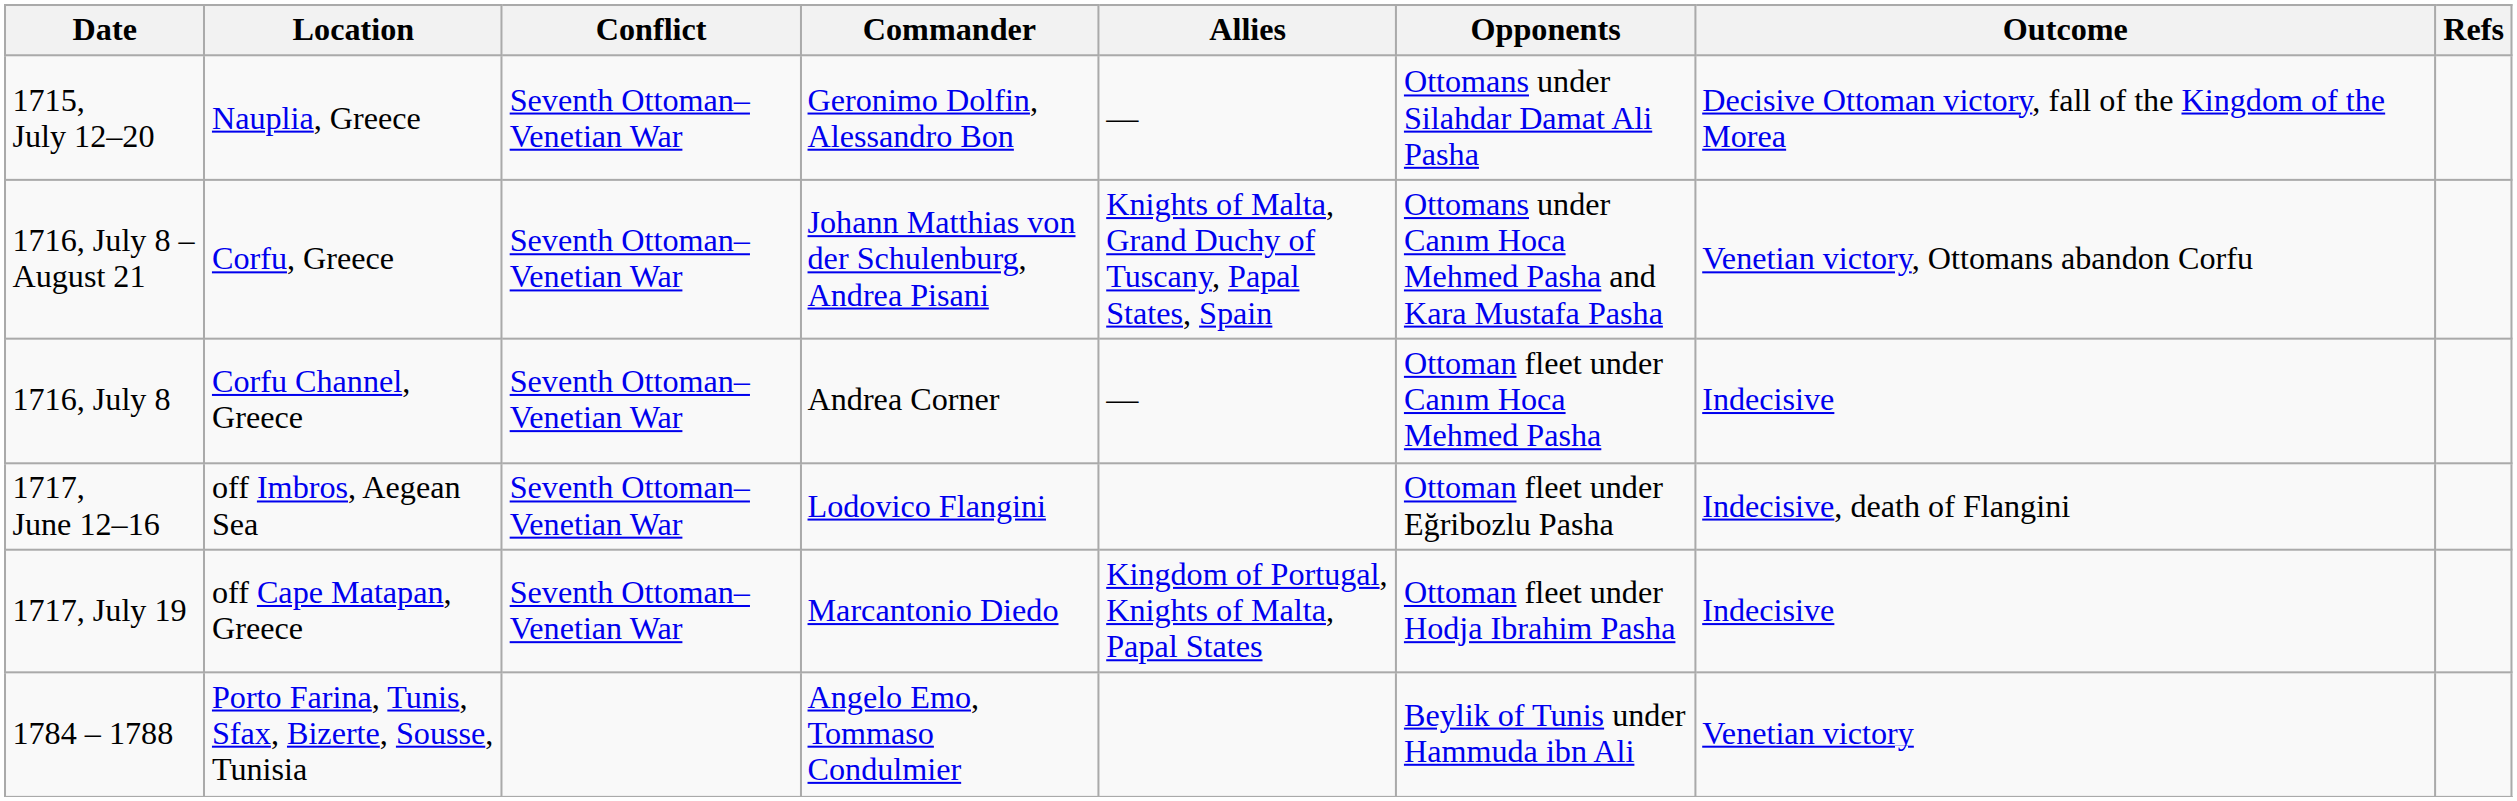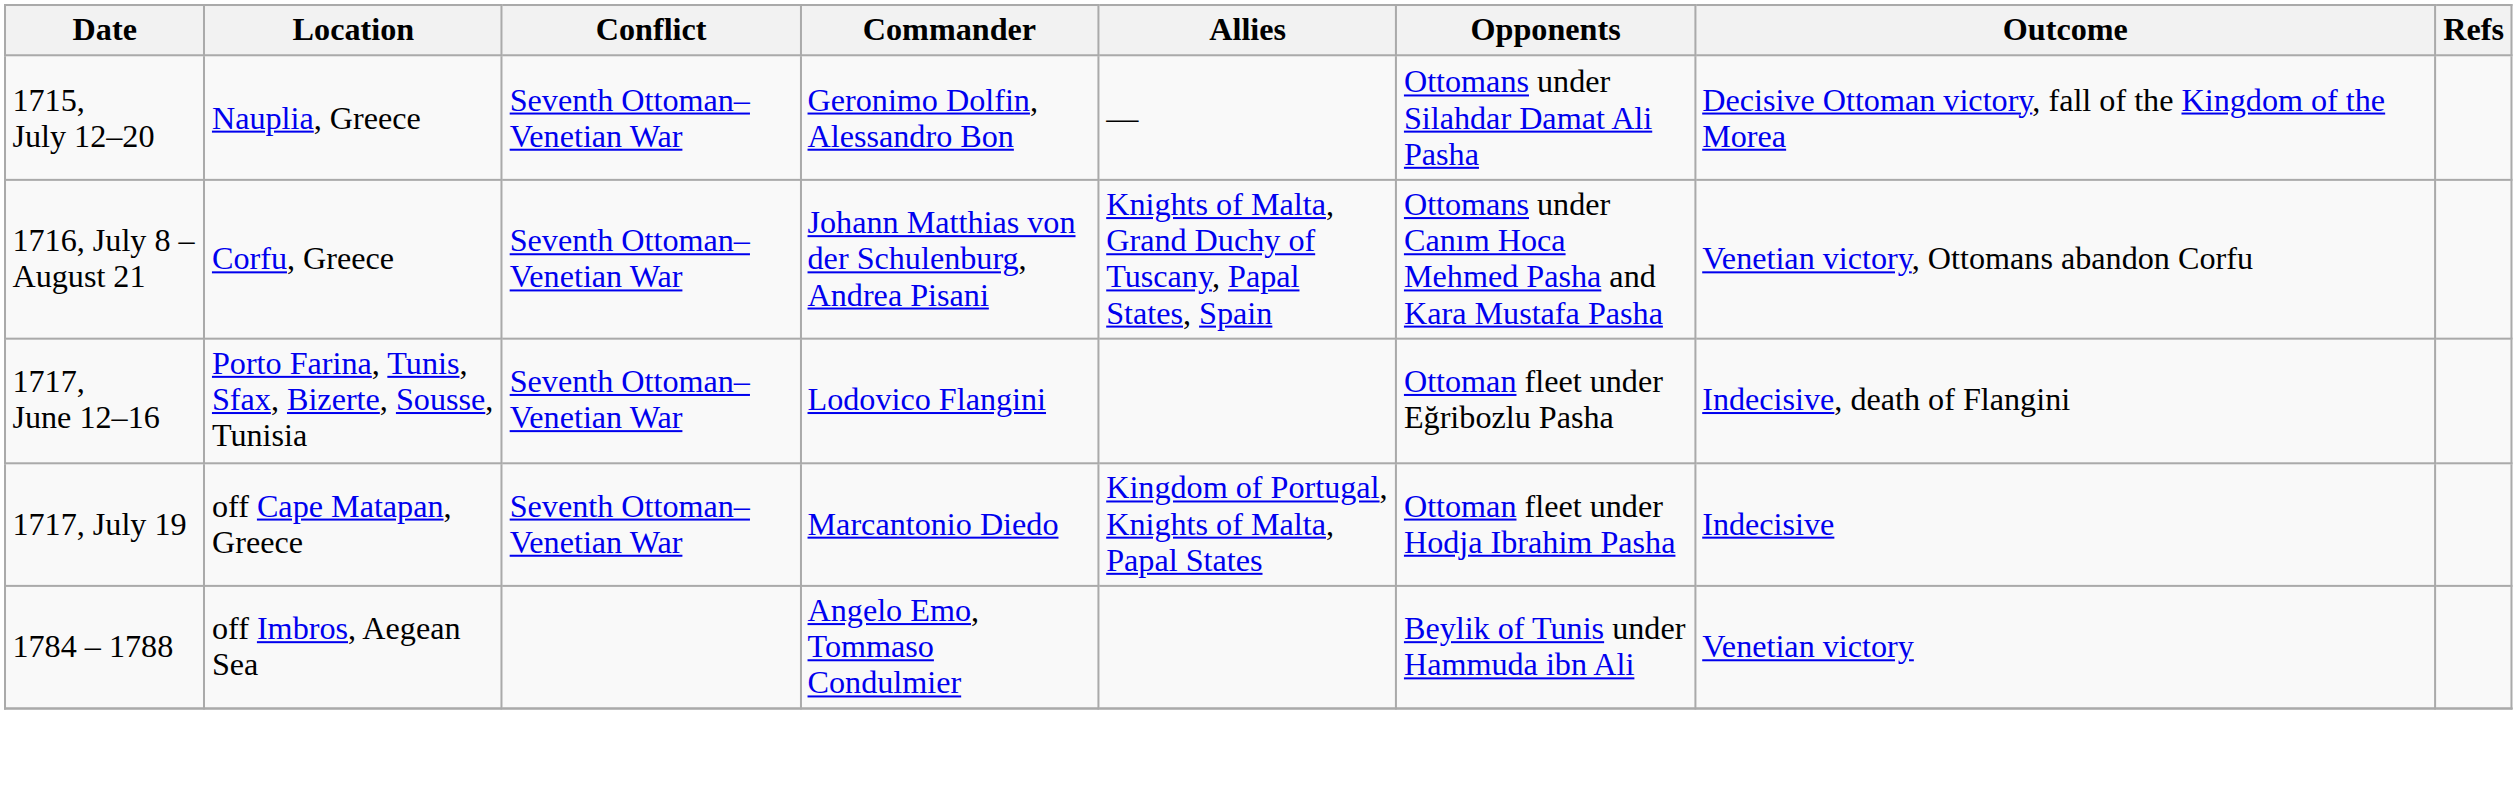- row: (91, 400)
(336, 505) off Imbros, Aegean Sea -> (353, 400) Porto Farina, Tunis, Sfax, Bizerte, Sousse, Tunisia
(353, 734) Porto Farina, Tunis, Sfax, Bizerte, Sousse, Tunisia -> (336, 646) off Imbros, Aegean Sea
